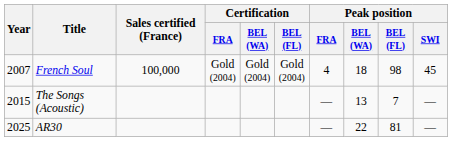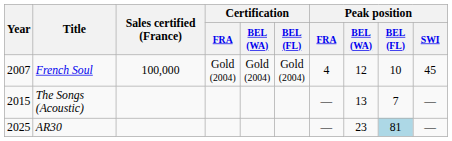(361, 70) 18 -> (361, 70) 12
(396, 70) 98 -> (396, 70) 10
(361, 127) 22 -> (361, 127) 23
(396, 127) no background -> (396, 127) lightblue background
